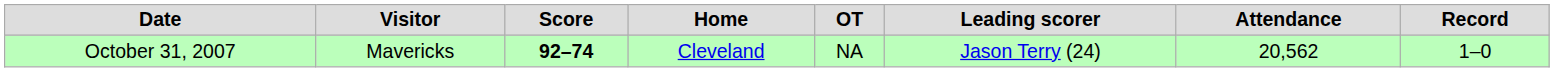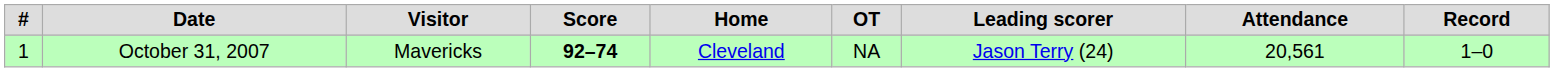+ column: (23, 19)
(1289, 50) 20,562 -> (1295, 50) 20,561
